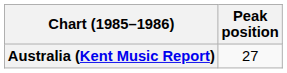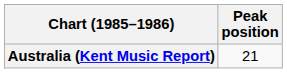(250, 56) 27 -> (250, 56) 21
